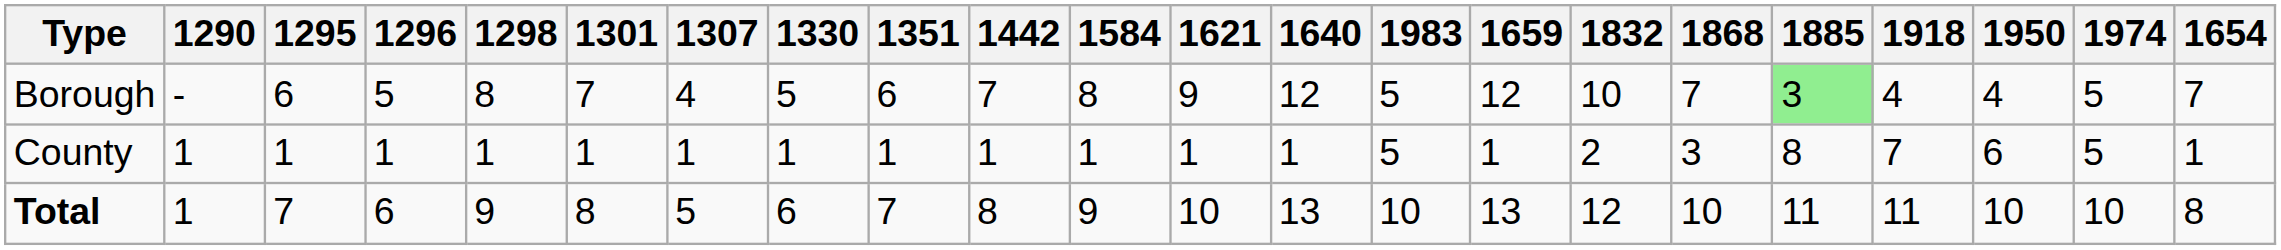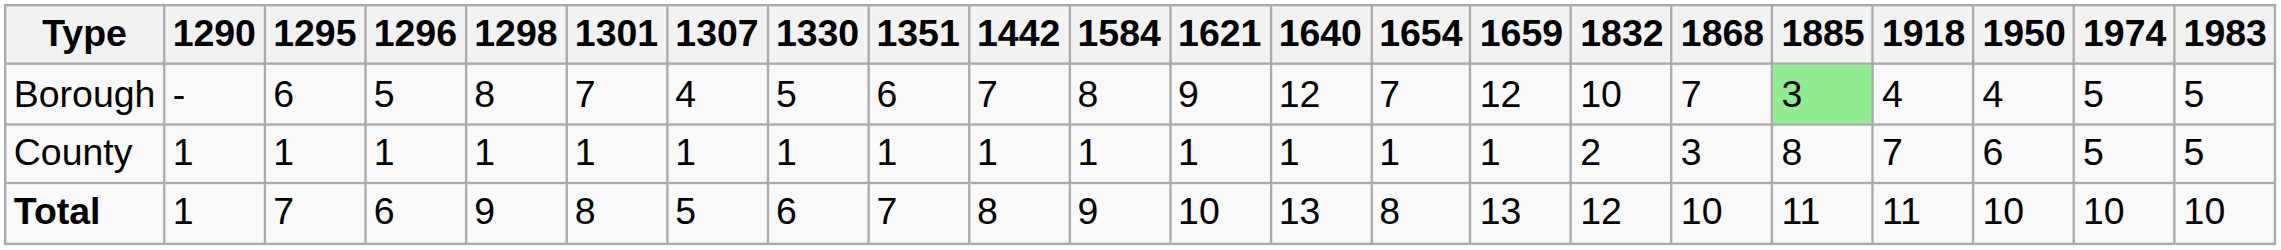columns swapped: (2225, 34) <-> (1421, 34)
